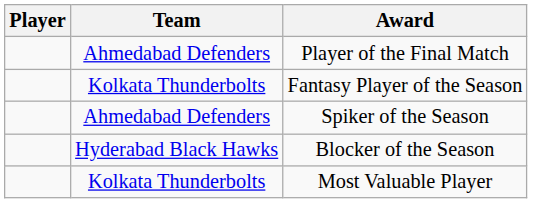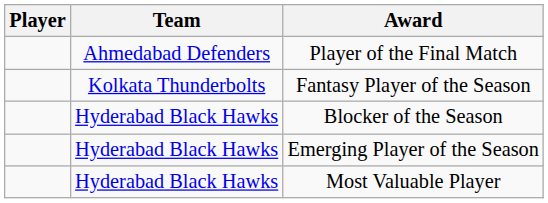- row: (405, 117)
+ row: (413, 149)
(177, 181) Kolkata Thunderbolts -> (177, 181) Hyderabad Black Hawks
